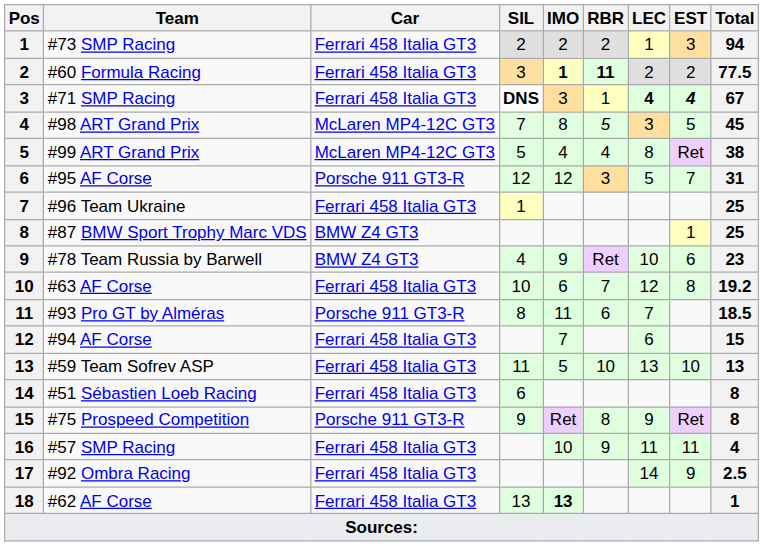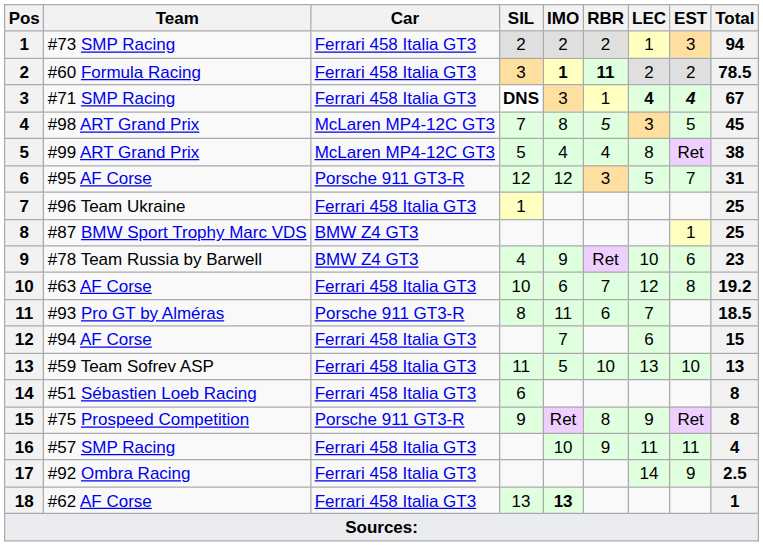(735, 71) 77.5 -> (735, 71) 78.5
